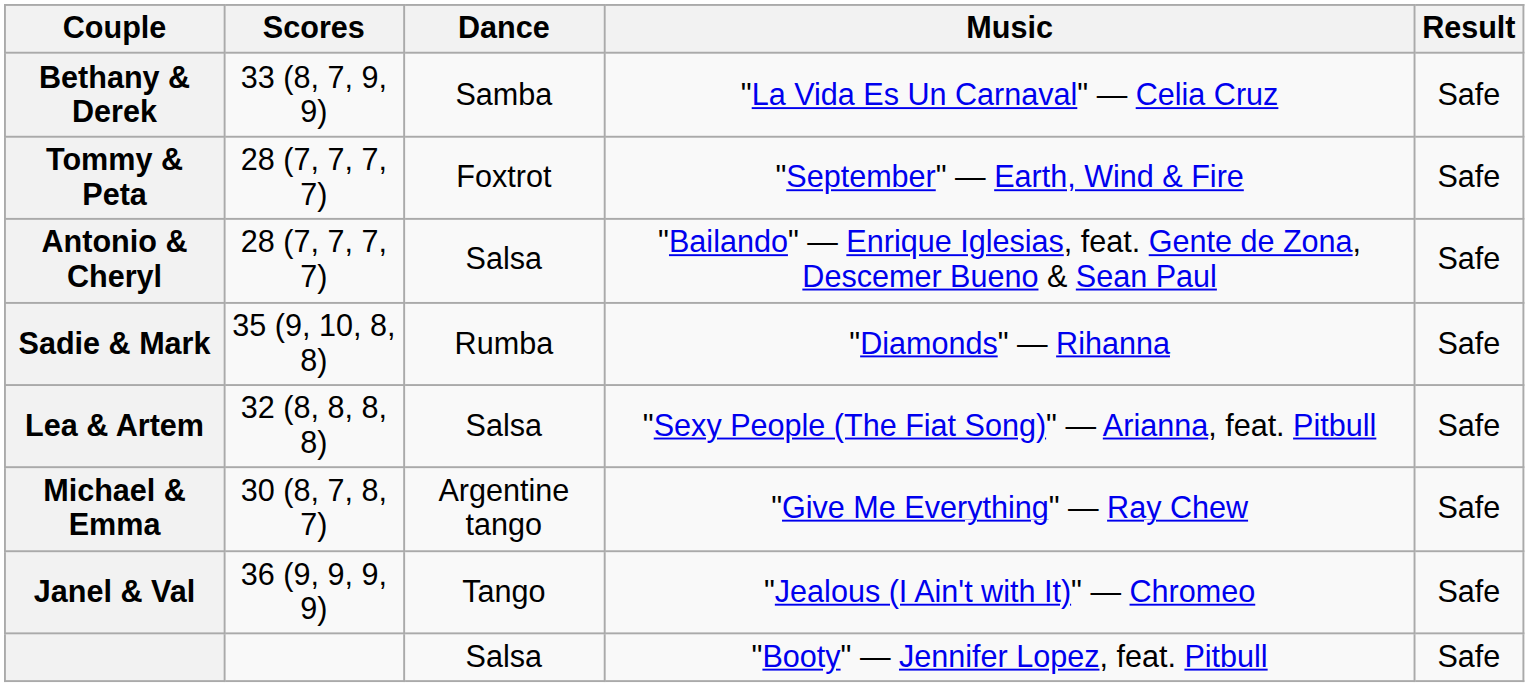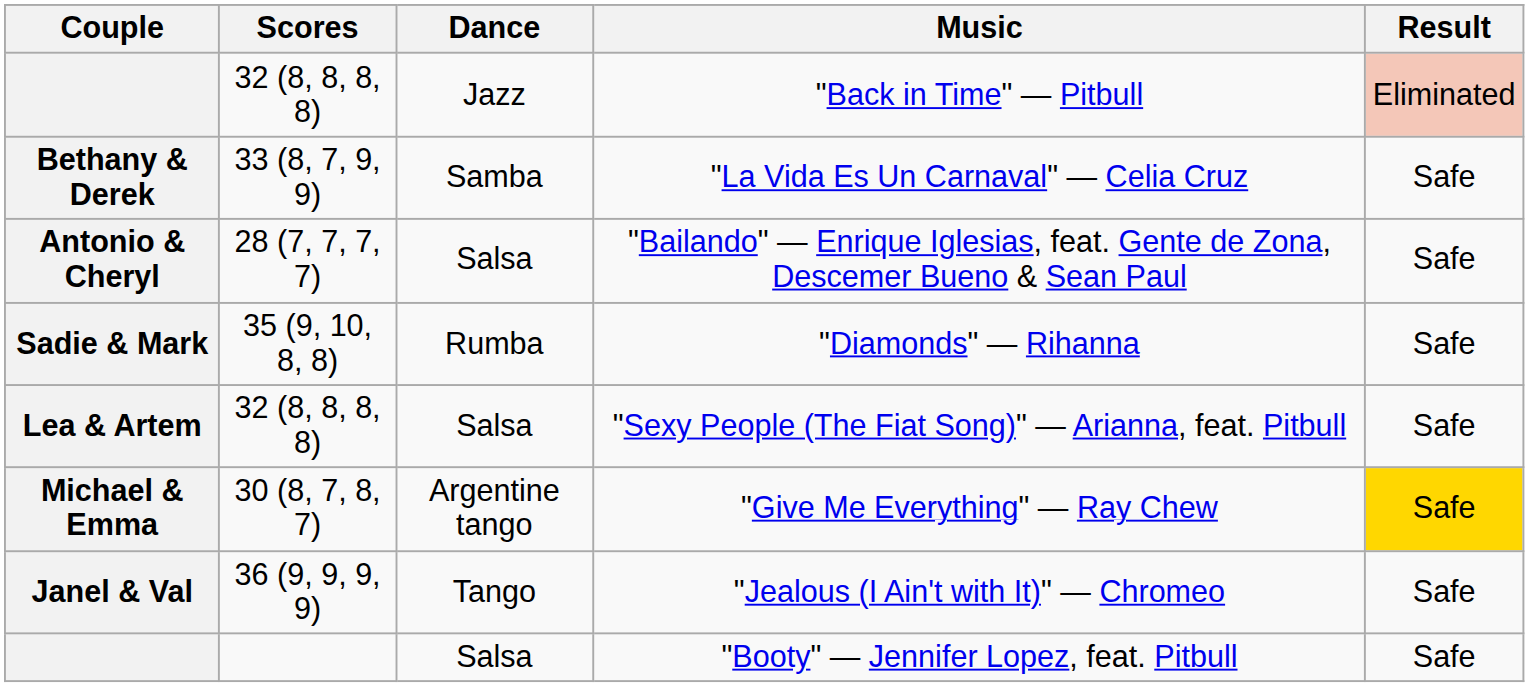+ row: (979, 94)
- row: (1010, 177)
(1469, 508) no background -> (1444, 508) gold background
